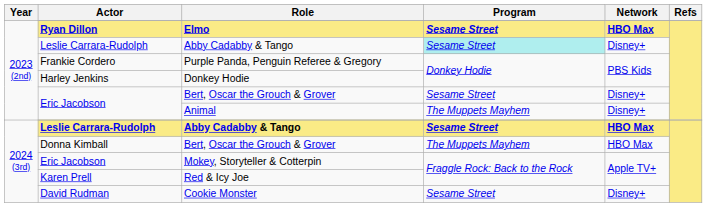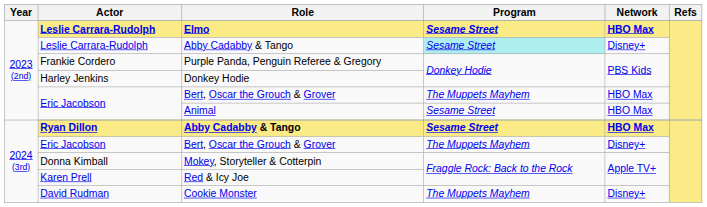(69, 29) Ryan Dillon -> (98, 29) Leslie Carrara-Rudolph
(461, 95) Sesame Street -> (478, 95) The Muppets Mayhem
(626, 95) Disney+ -> (630, 95) HBO Max
(478, 111) The Muppets Mayhem -> (461, 111) Sesame Street
(626, 111) Disney+ -> (630, 111) HBO Max
(98, 128) Leslie Carrara-Rudolph -> (69, 128) Ryan Dillon
(74, 144) Donna Kimball -> (73, 144) Eric Jacobson
(630, 144) HBO Max -> (626, 144) Disney+
(73, 161) Eric Jacobson -> (74, 161) Donna Kimball
(461, 194) Sesame Street -> (478, 194) The Muppets Mayhem
